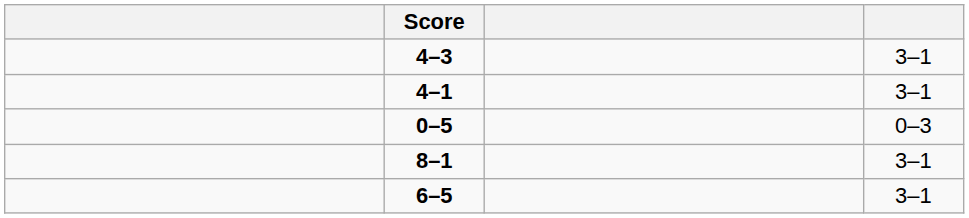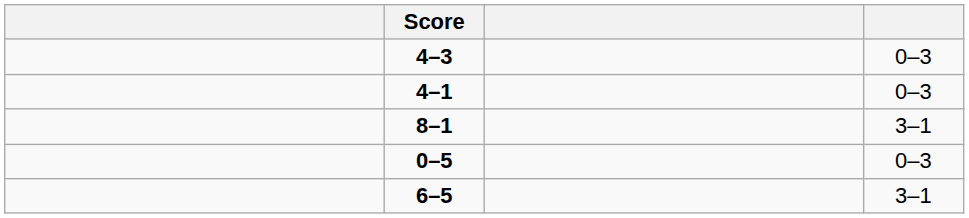(913, 56) 3–1 -> (913, 56) 0–3
(913, 91) 3–1 -> (913, 91) 0–3
rows swapped: (434, 126) <-> (434, 160)
